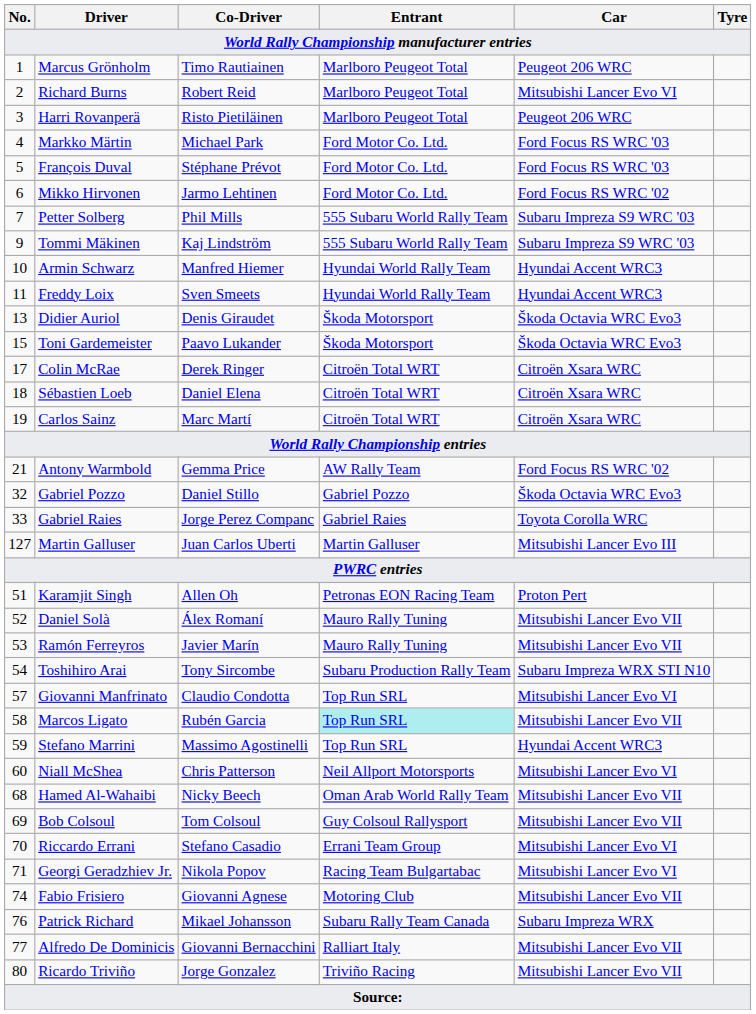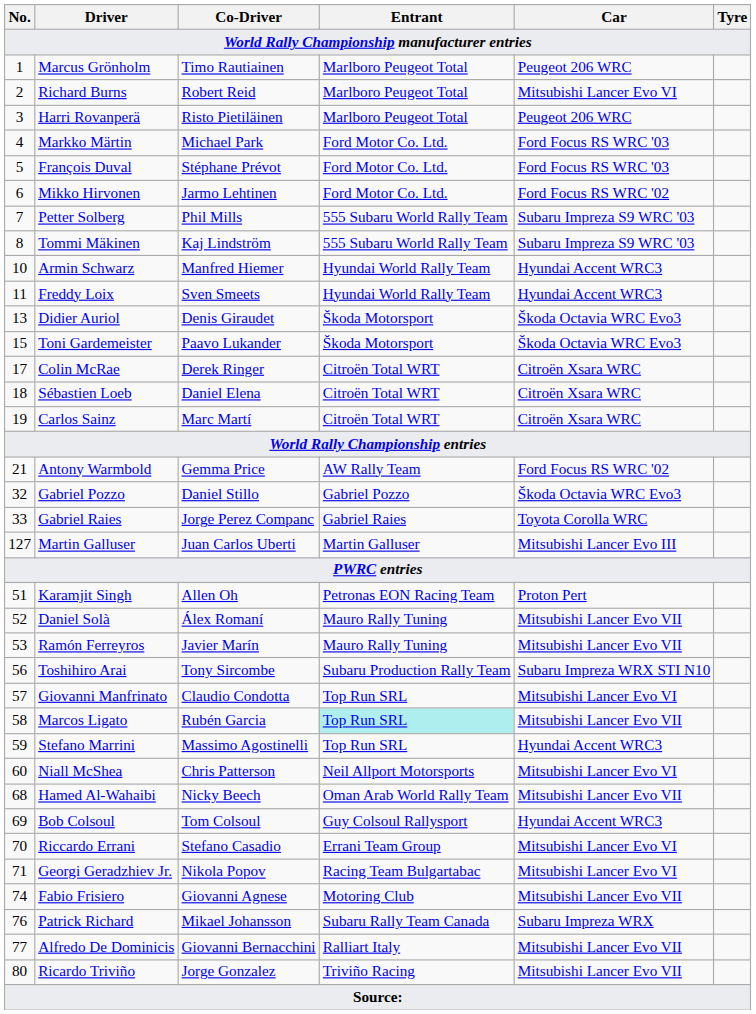(20, 242) 9 -> (20, 242) 8
(20, 670) 54 -> (20, 670) 56
(600, 820) Mitsubishi Lancer Evo VII -> (590, 820) Hyundai Accent WRC3
